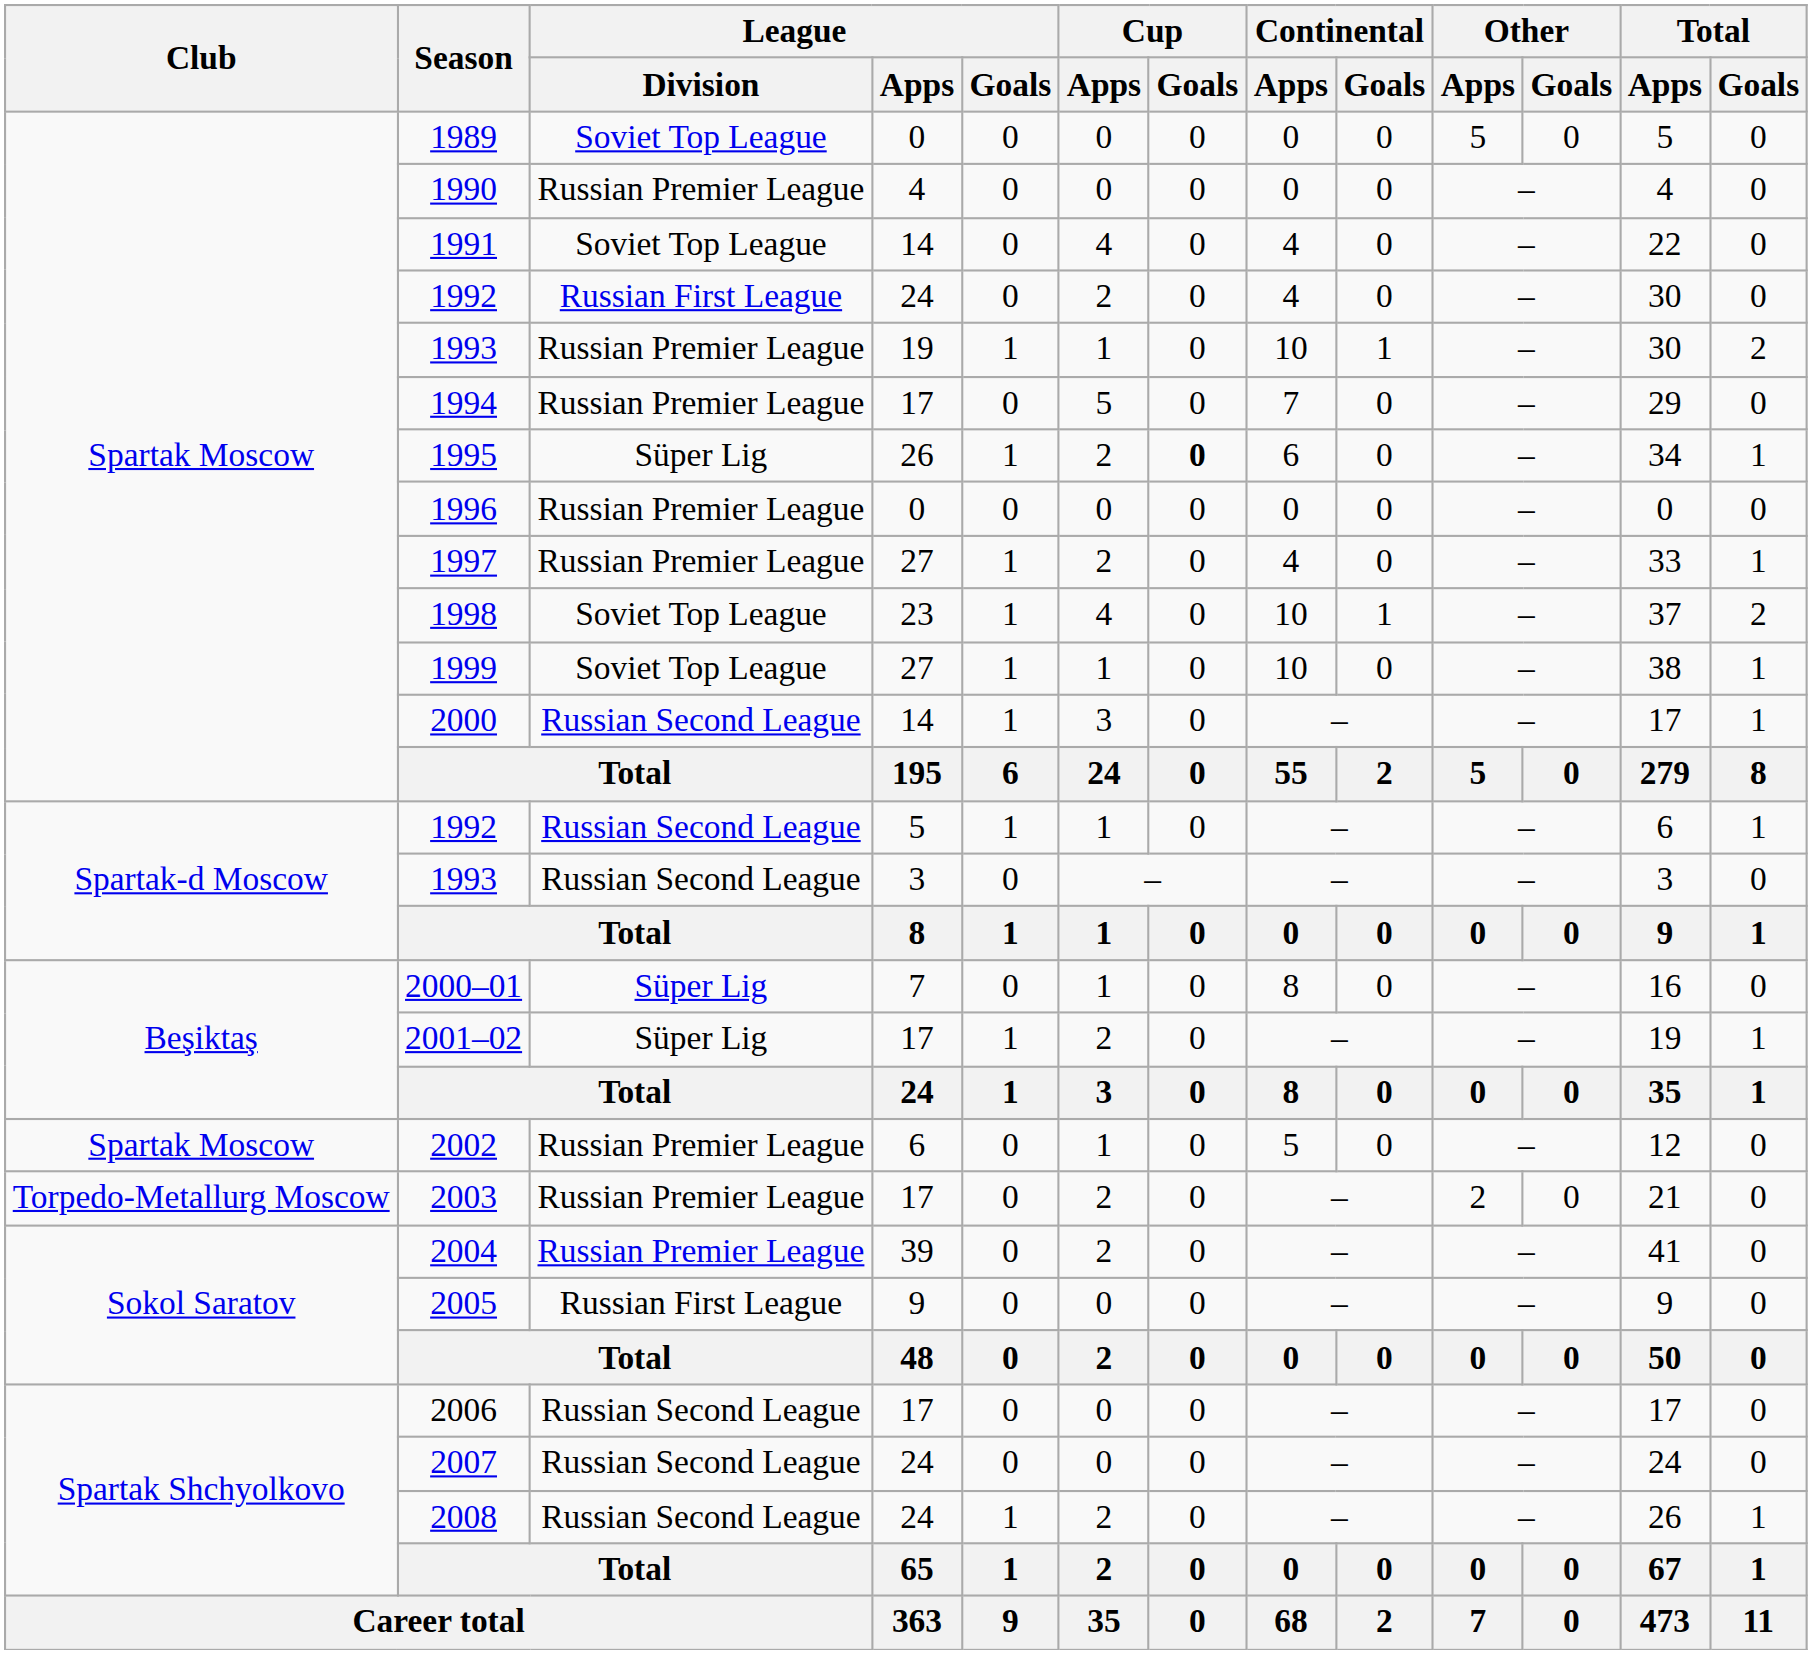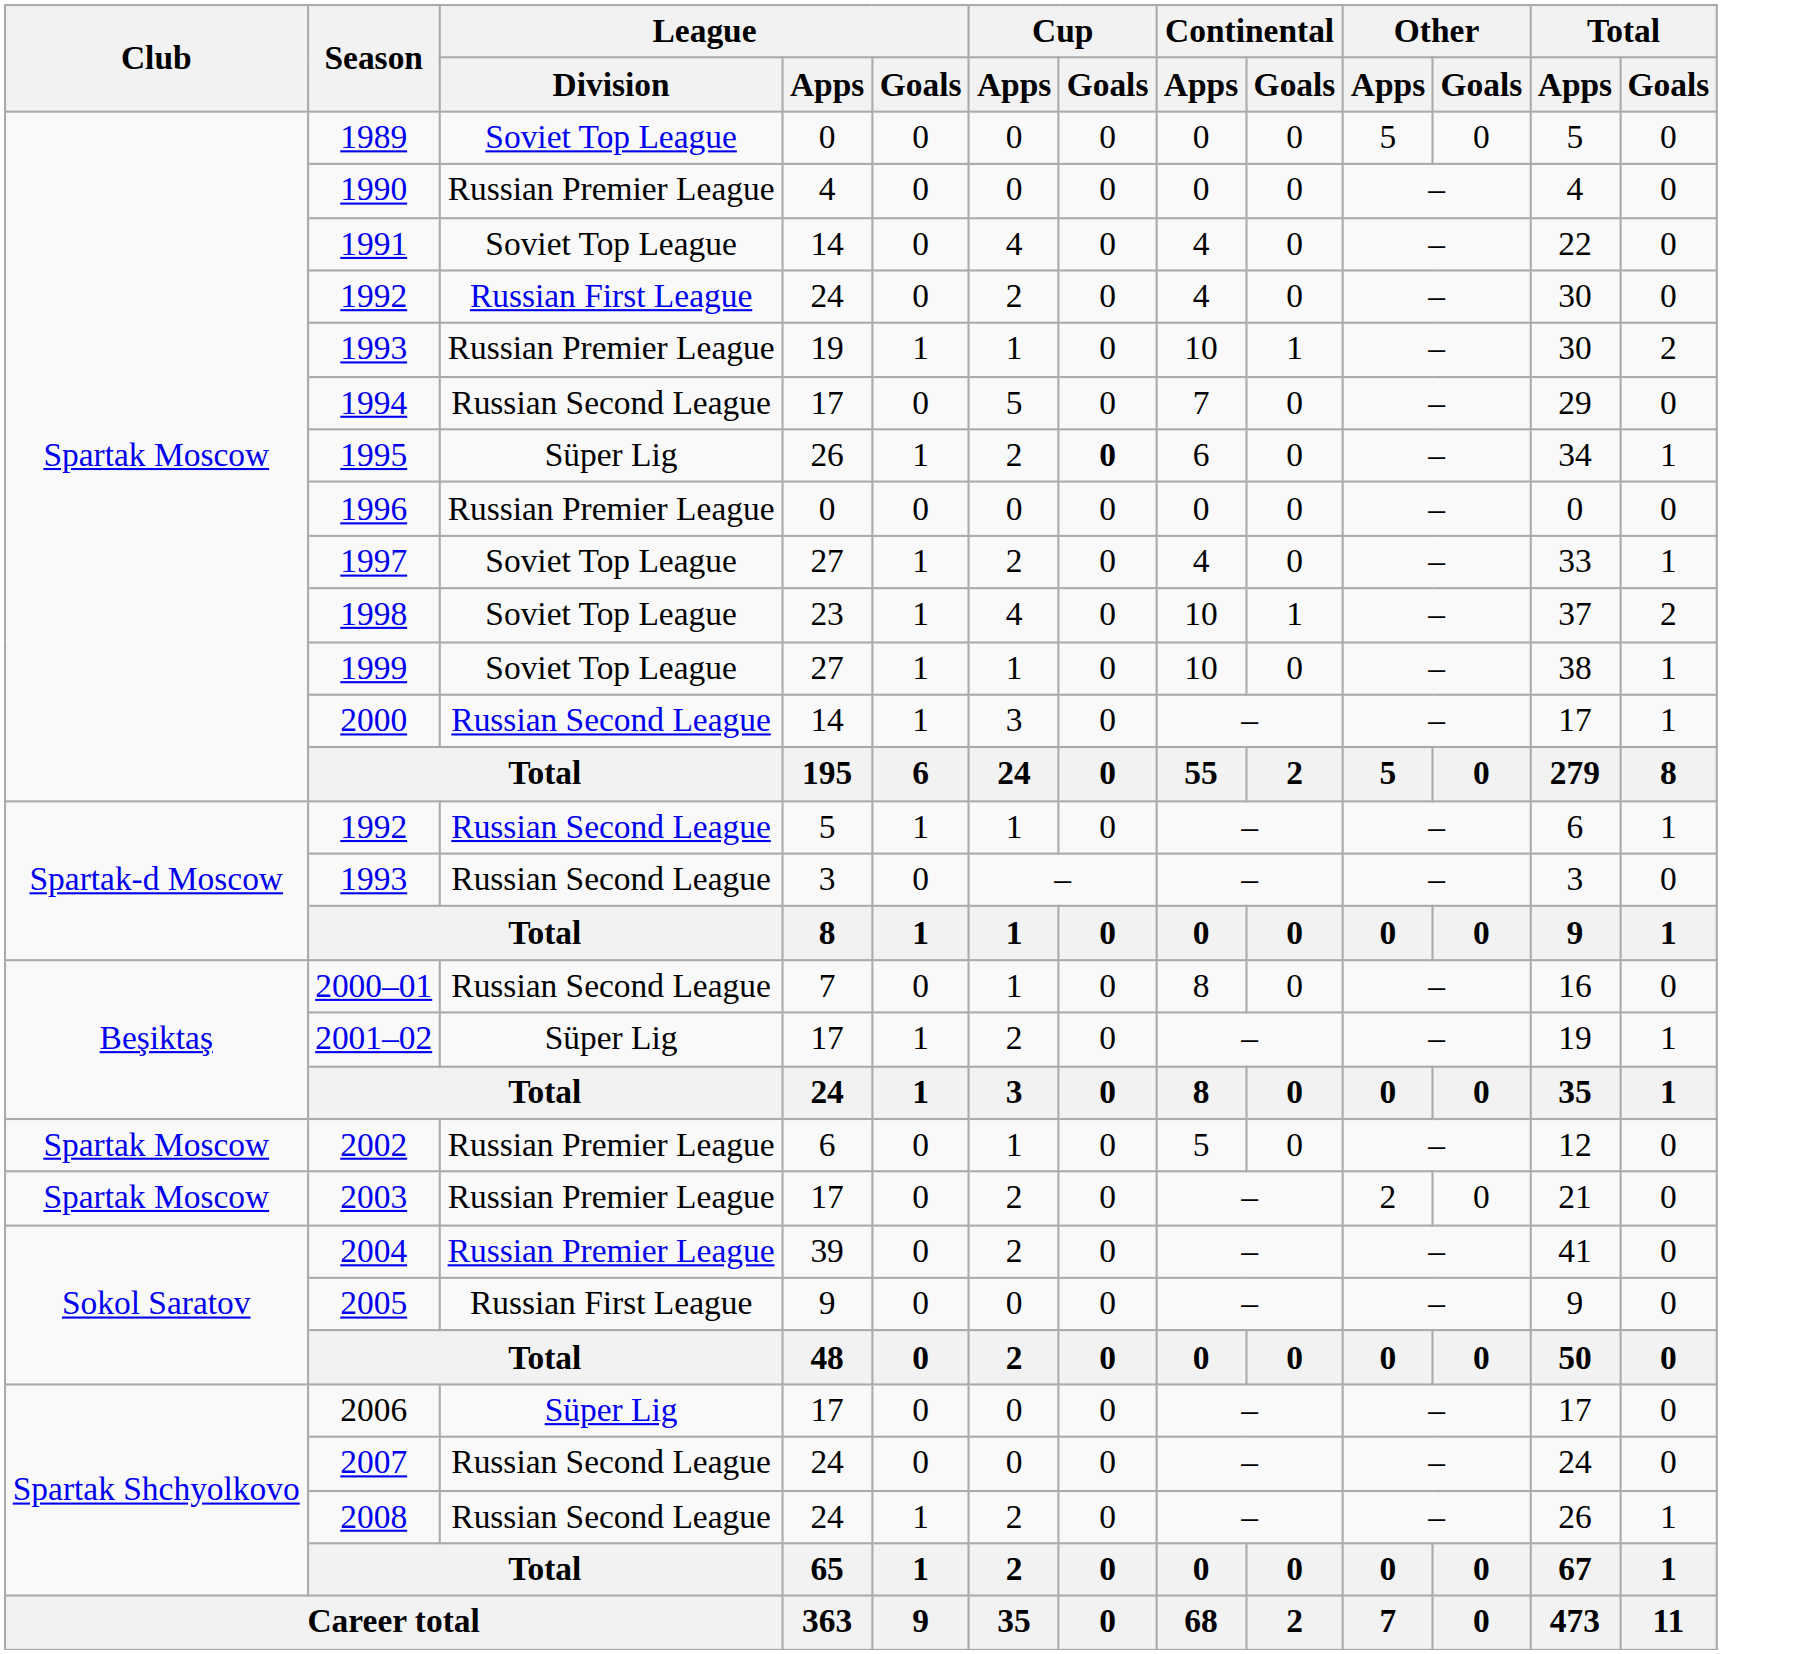(701, 402) Russian Premier League -> (611, 402) Russian Second League
(701, 561) Russian Premier League -> (611, 561) Soviet Top League
(701, 985) Süper Lig -> (611, 985) Russian Second League
(201, 1197) Torpedo-Metallurg Moscow -> (156, 1197) Spartak Moscow
(701, 1409) Russian Second League -> (611, 1409) Süper Lig
